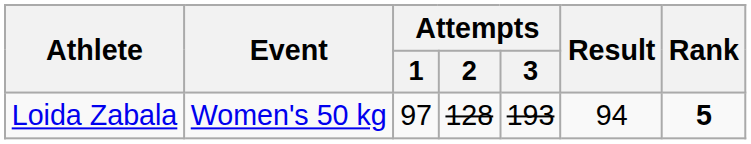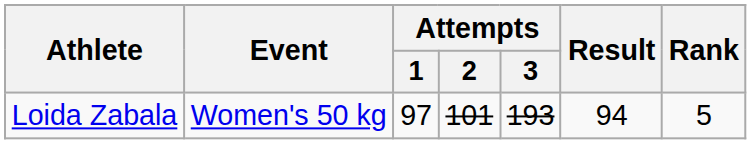(469, 116) 128 -> (469, 116) 101
(704, 116) bold -> (704, 116) normal
